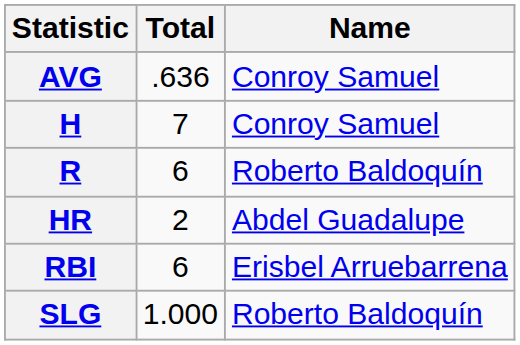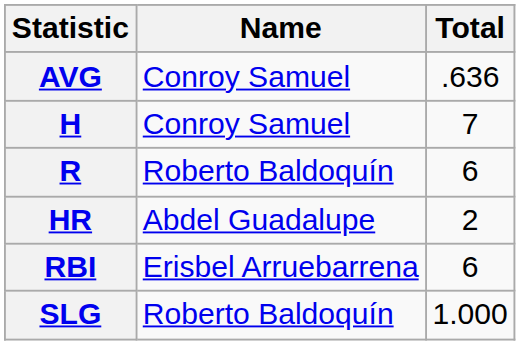columns swapped: (370, 28) <-> (180, 28)
